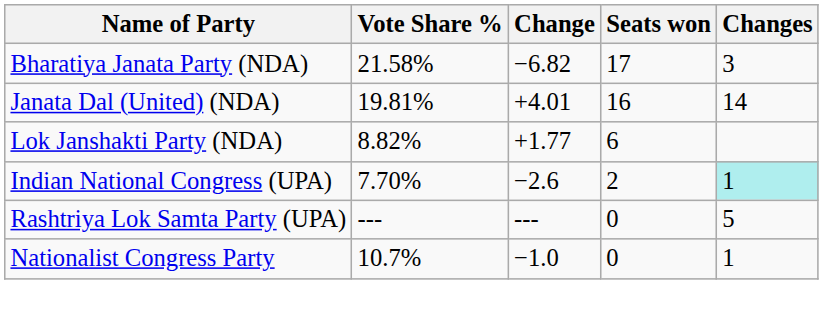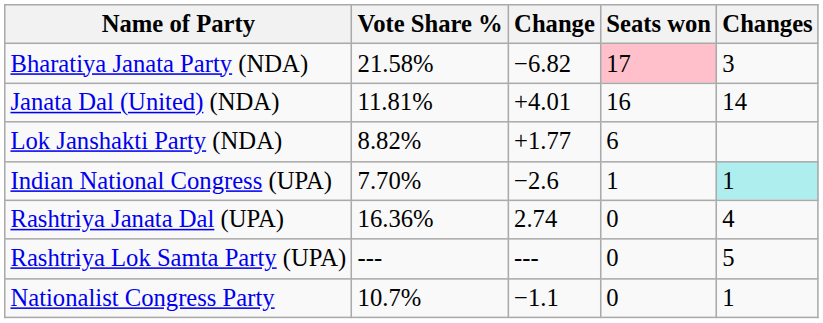(619, 63) no background -> (619, 63) pink background
(396, 102) 19.81% -> (395, 102) 11.81%
(612, 180) 2 -> (612, 180) 1
+ row: (147, 219)
(536, 258) −1.0 -> (536, 297) −1.1
